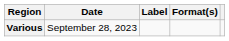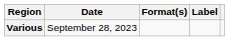columns swapped: (195, 12) <-> (154, 12)
